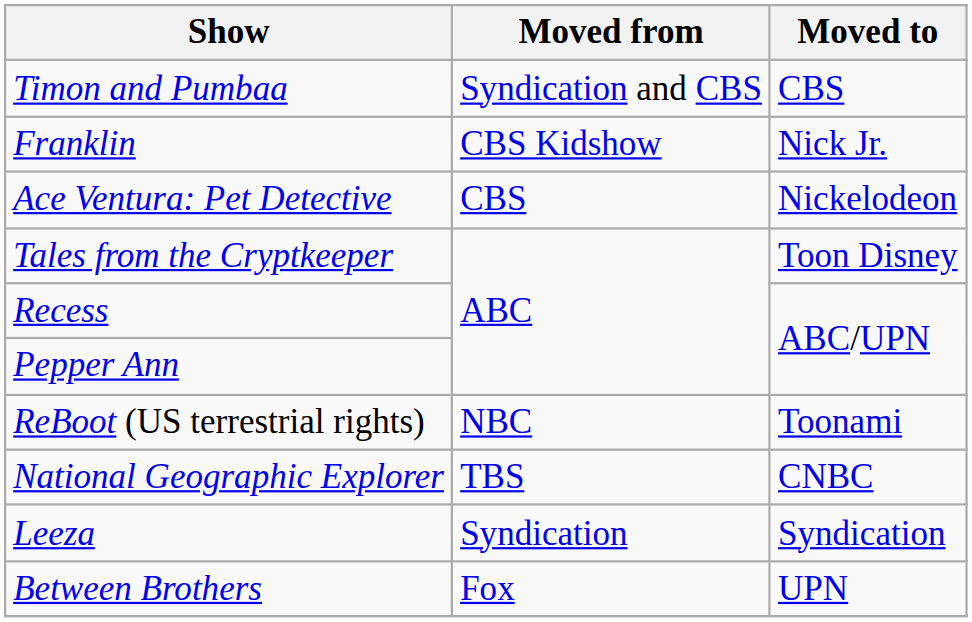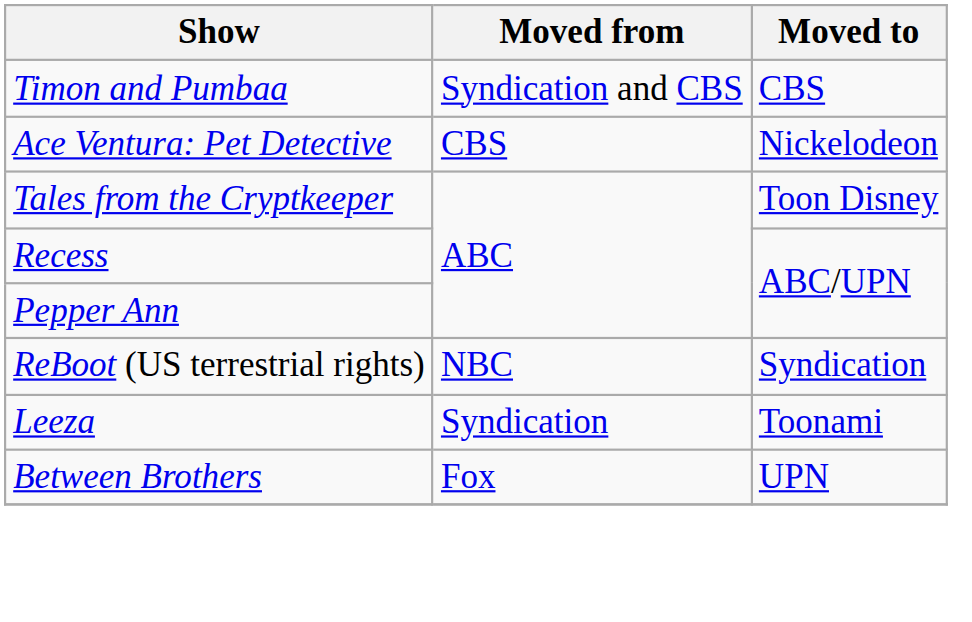- row: (74, 143)
(840, 421) Toonami -> (843, 365) Syndication
- row: (229, 476)
(862, 532) Syndication -> (821, 421) Toonami
